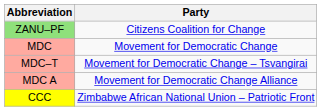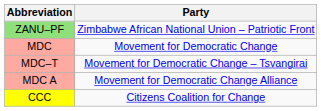(196, 30) Citizens Coalition for Change -> (196, 30) Zimbabwe African National Union – Patriotic Front
(196, 98) Zimbabwe African National Union – Patriotic Front -> (196, 98) Citizens Coalition for Change
